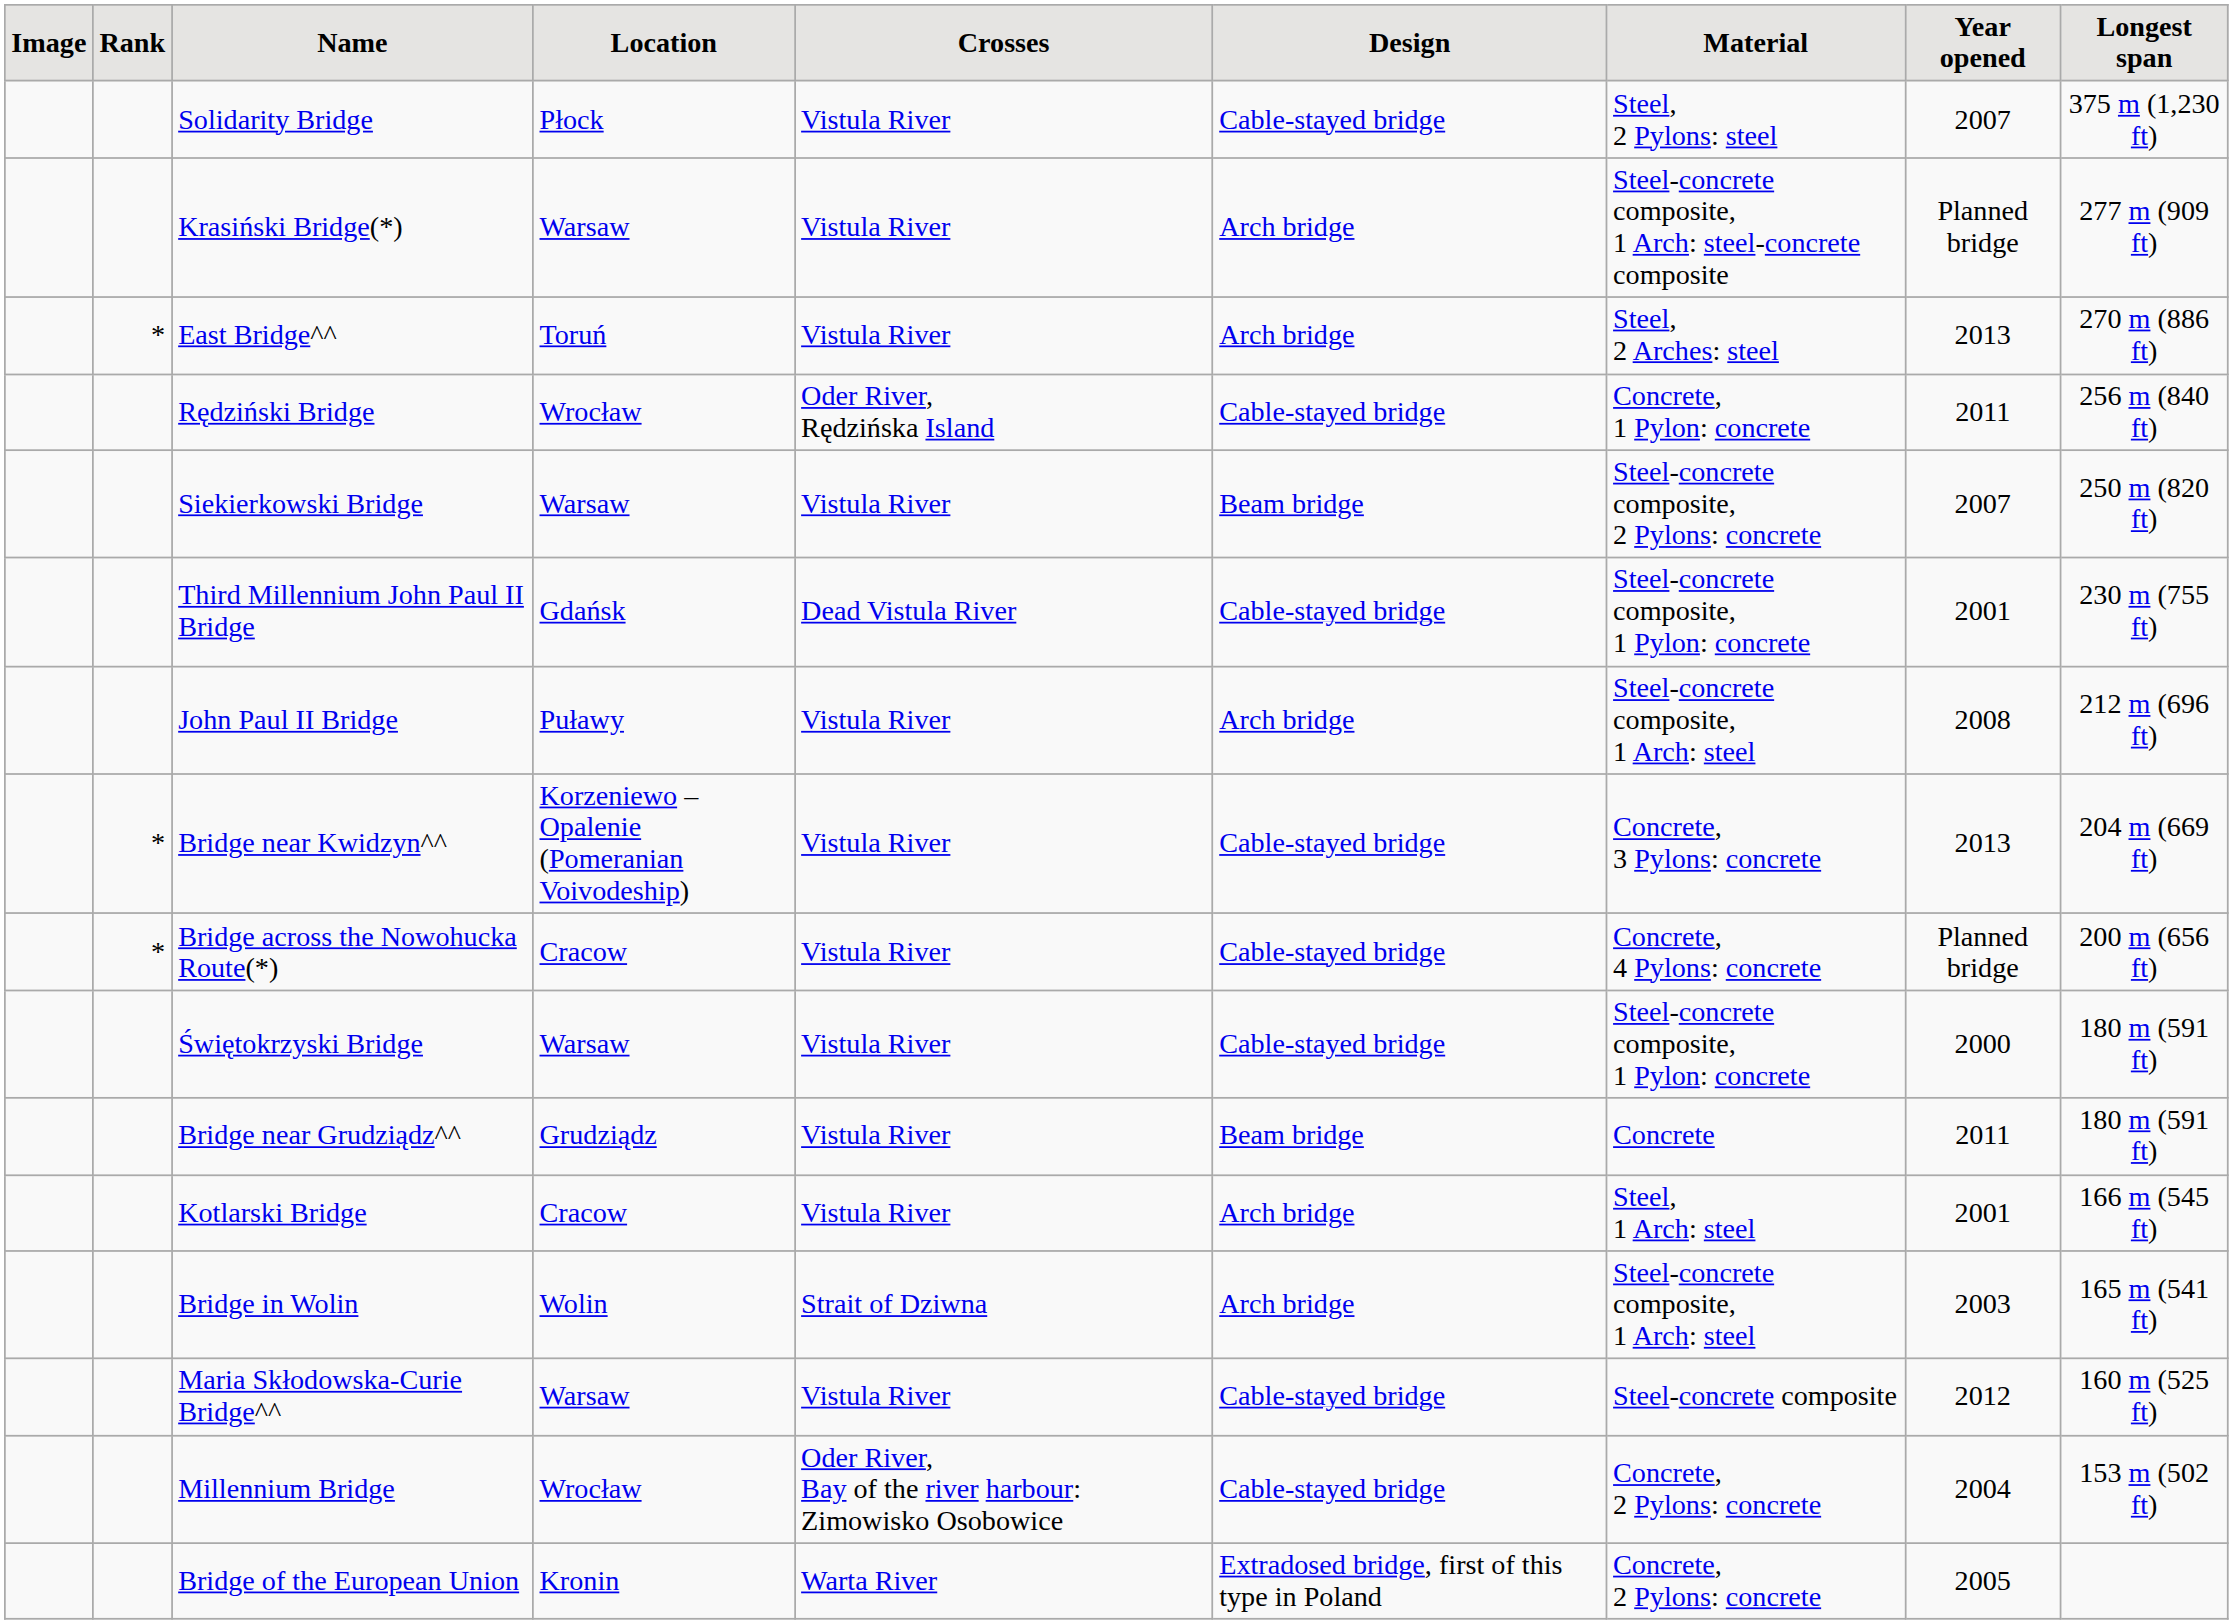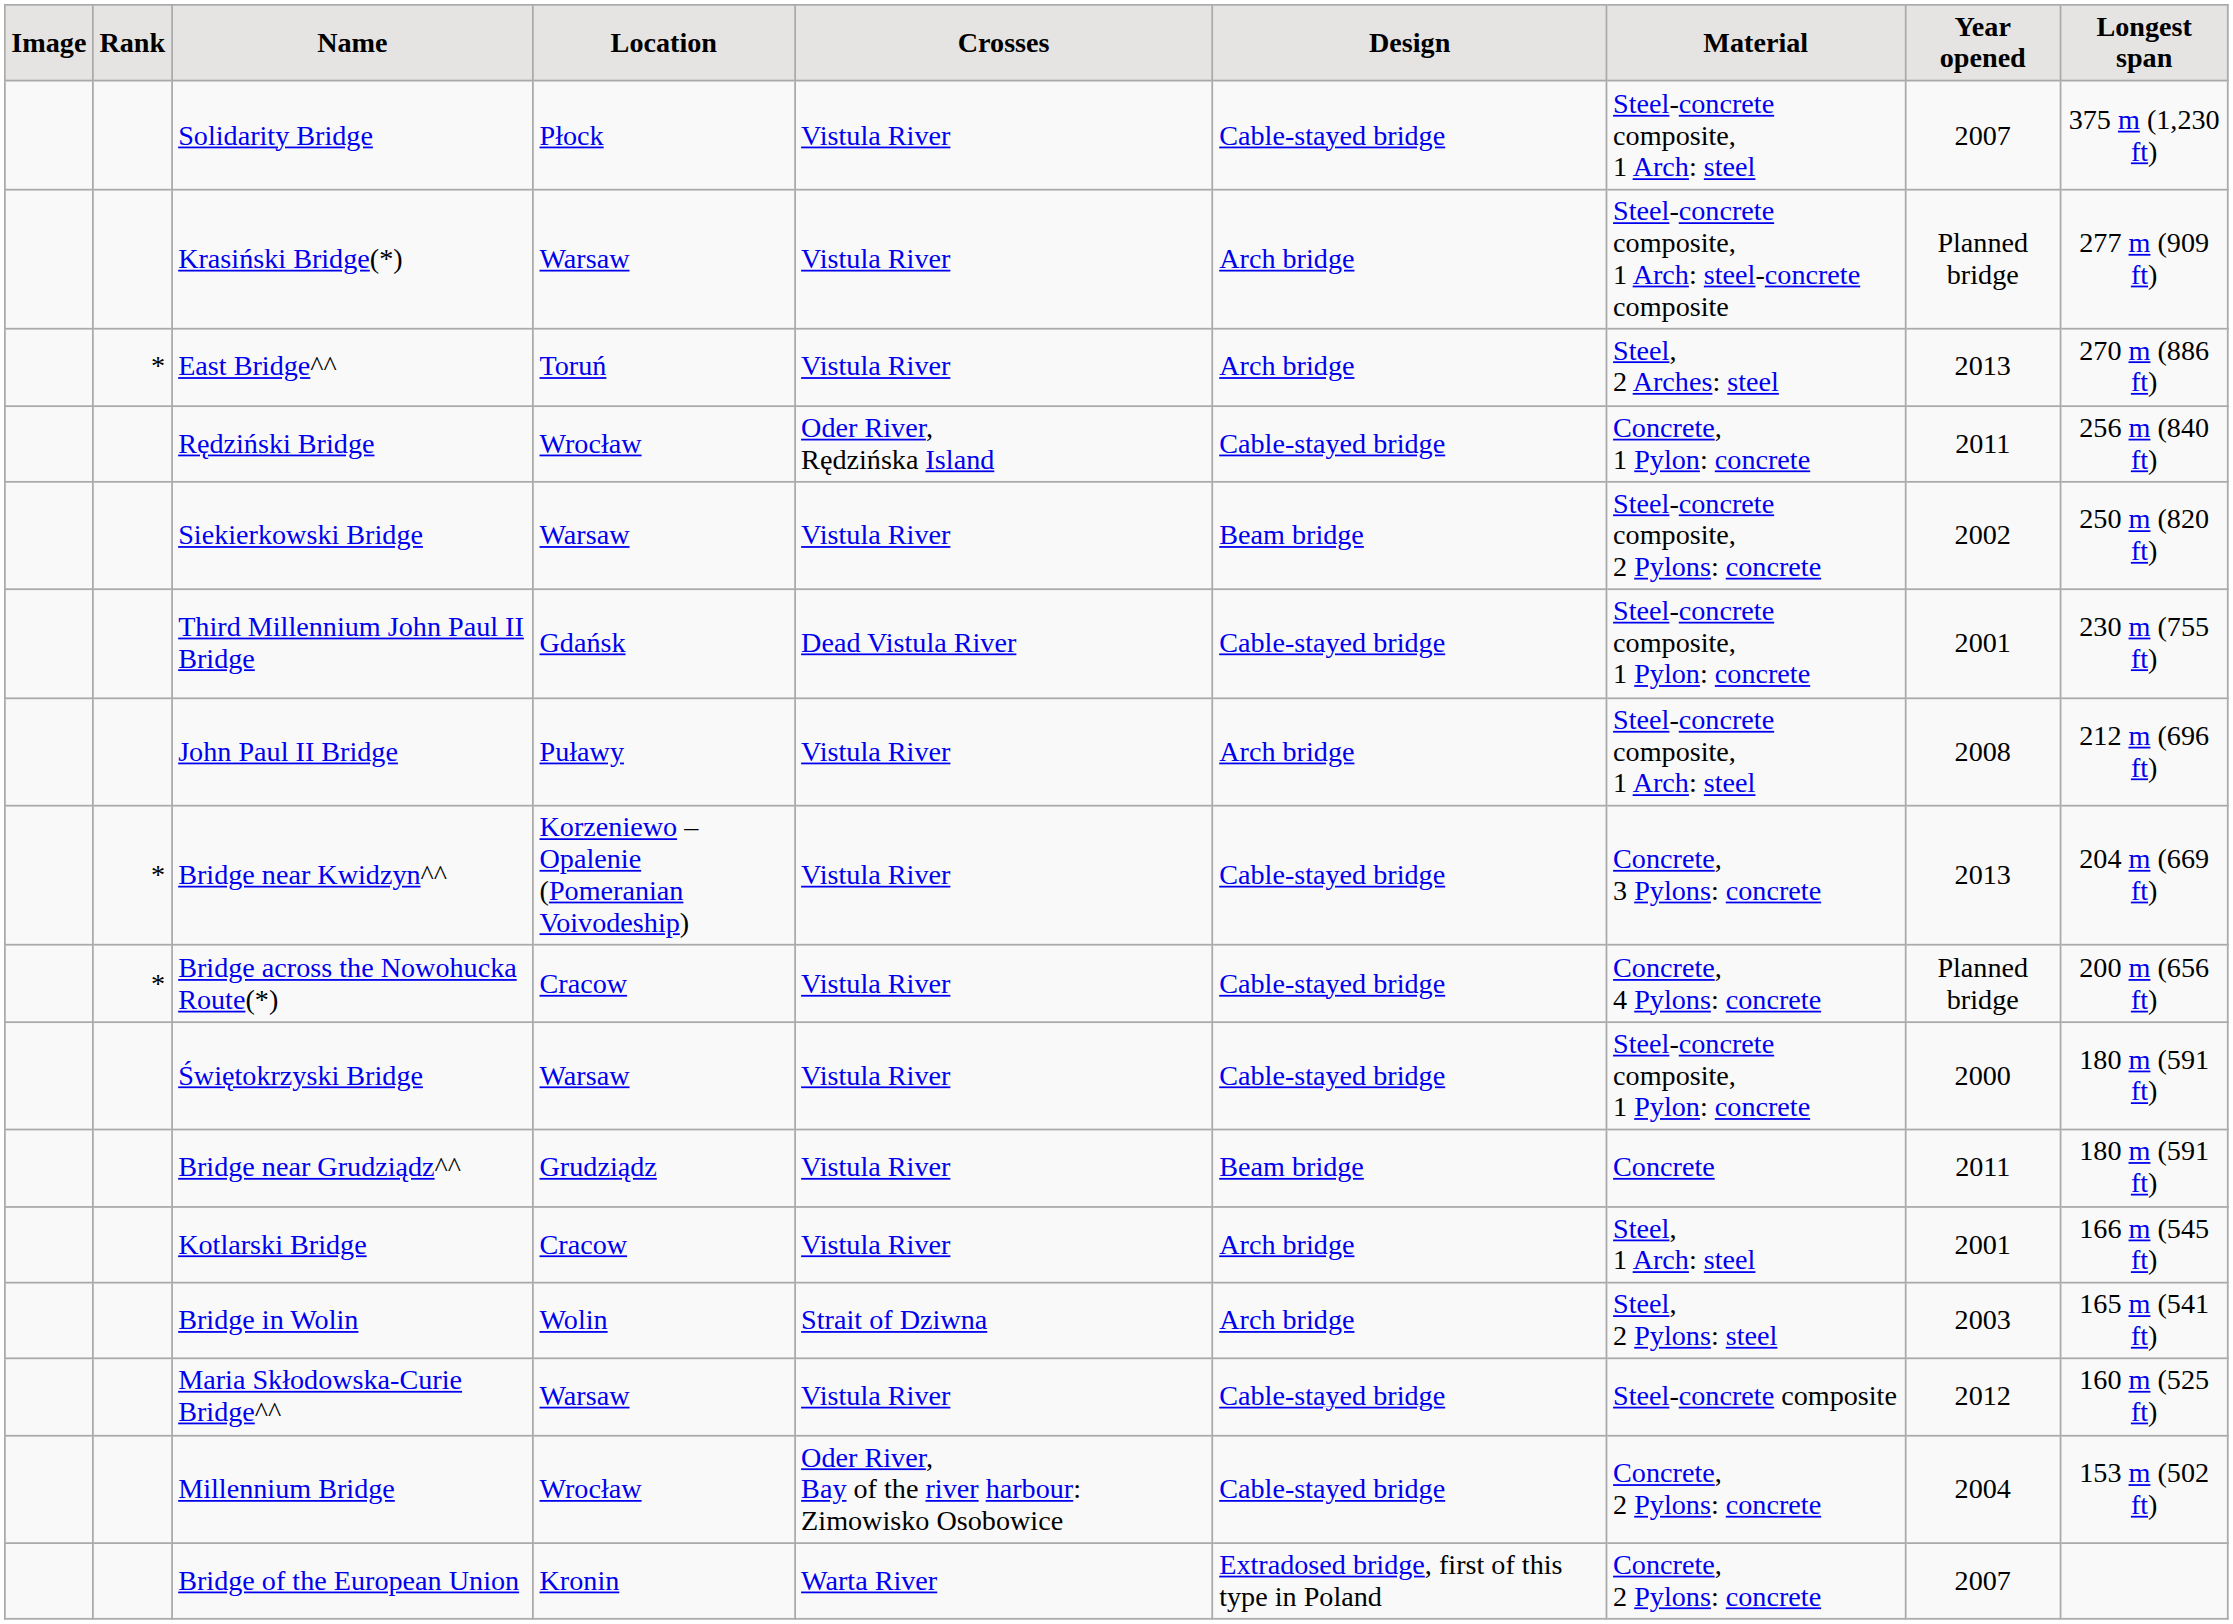(1695, 119) Steel, 2 Pylons: steel -> (1694, 134) Steel-concrete composite, 1 Arch: steel
(1983, 503) 2007 -> (1983, 535) 2002
(1694, 1304) Steel-concrete composite, 1 Arch: steel -> (1695, 1320) Steel, 2 Pylons: steel
(1983, 1580) 2005 -> (1983, 1580) 2007
